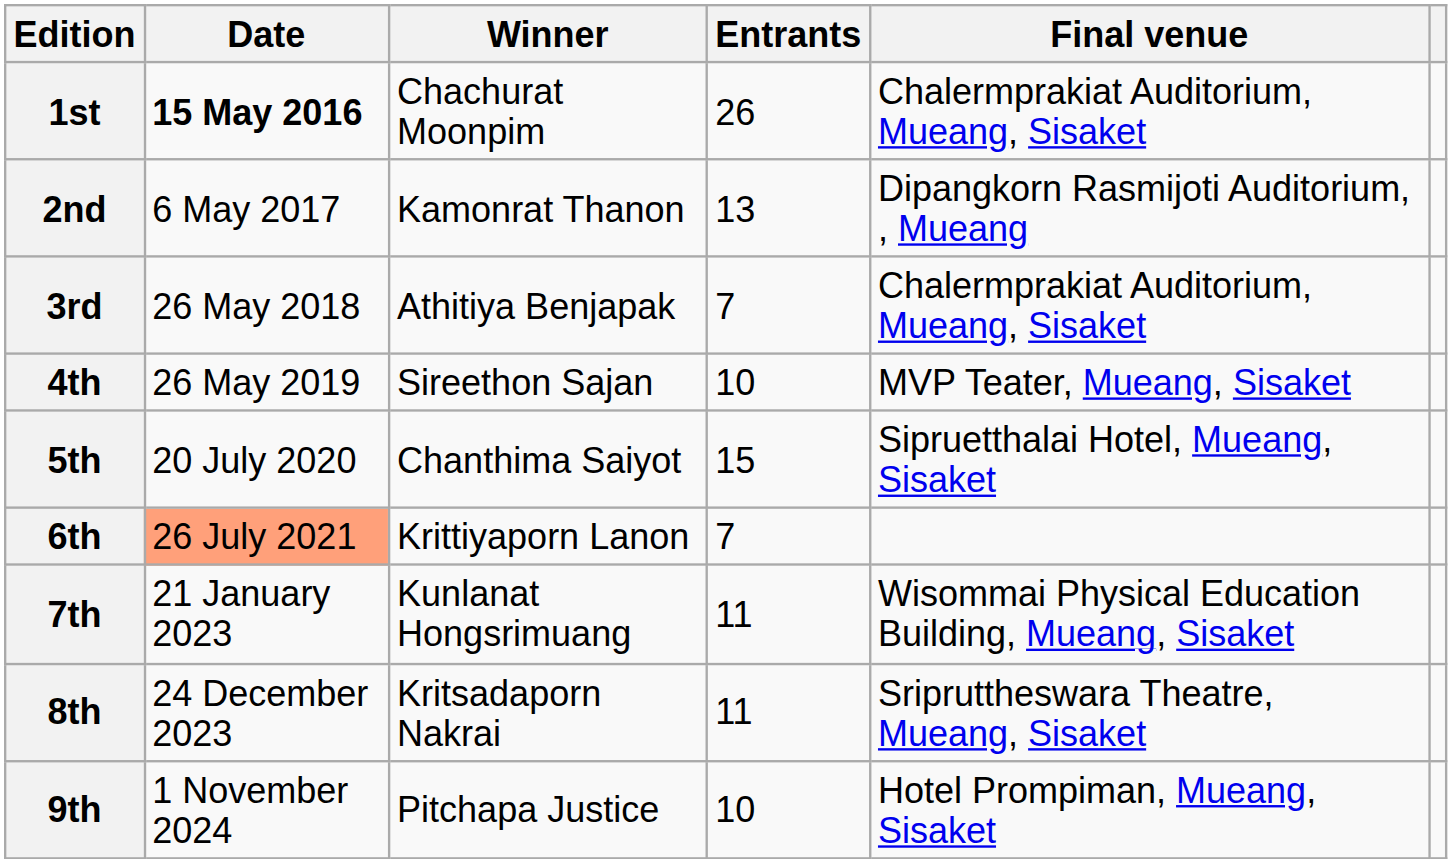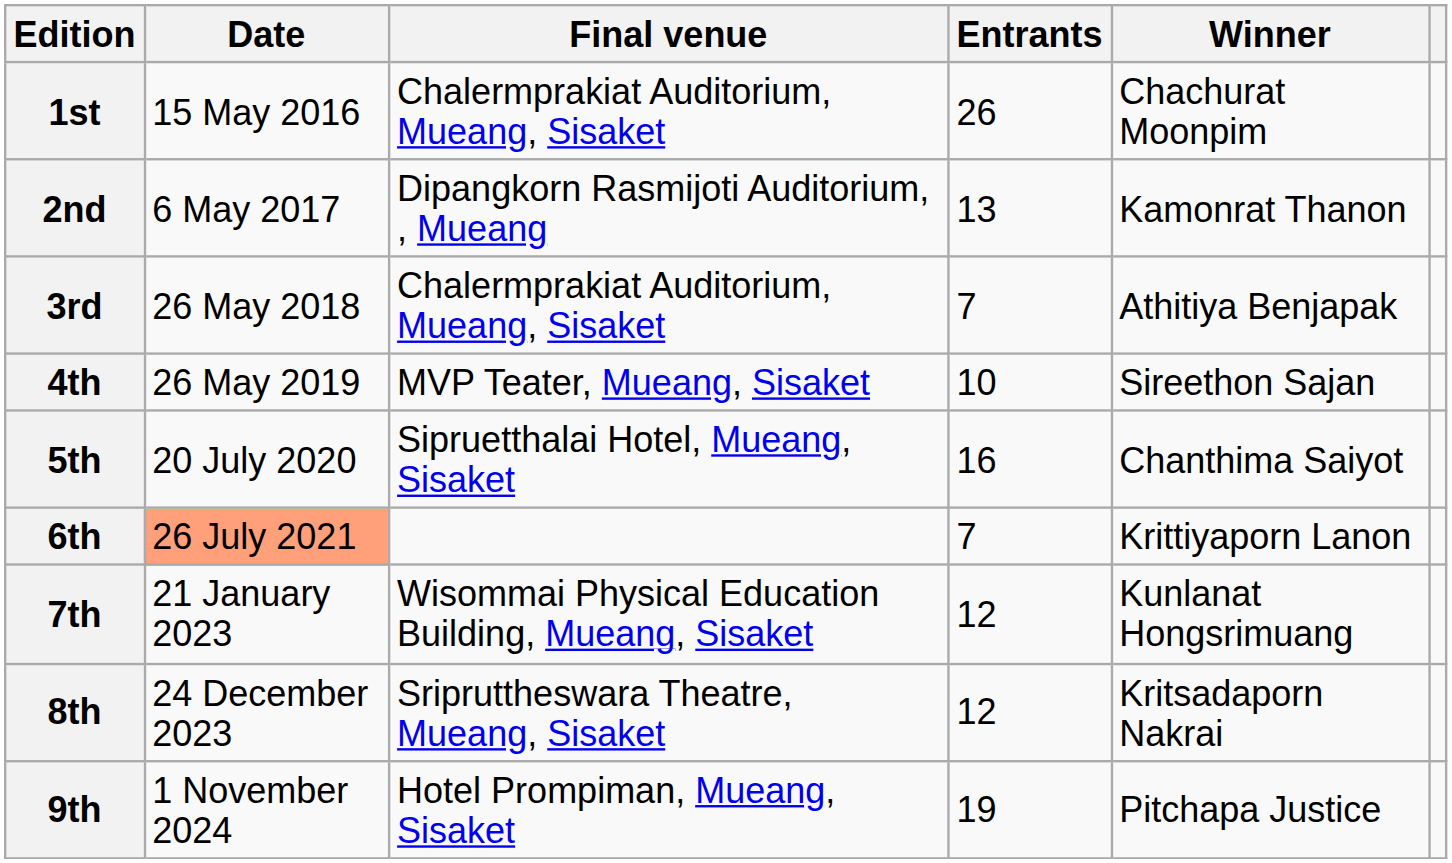columns swapped: (1149, 34) <-> (548, 34)
(257, 111) bold -> (256, 111) normal
(735, 460) 15 -> (976, 460) 16
(734, 614) 11 -> (976, 614) 12
(734, 712) 11 -> (976, 712) 12
(735, 809) 10 -> (976, 809) 19
